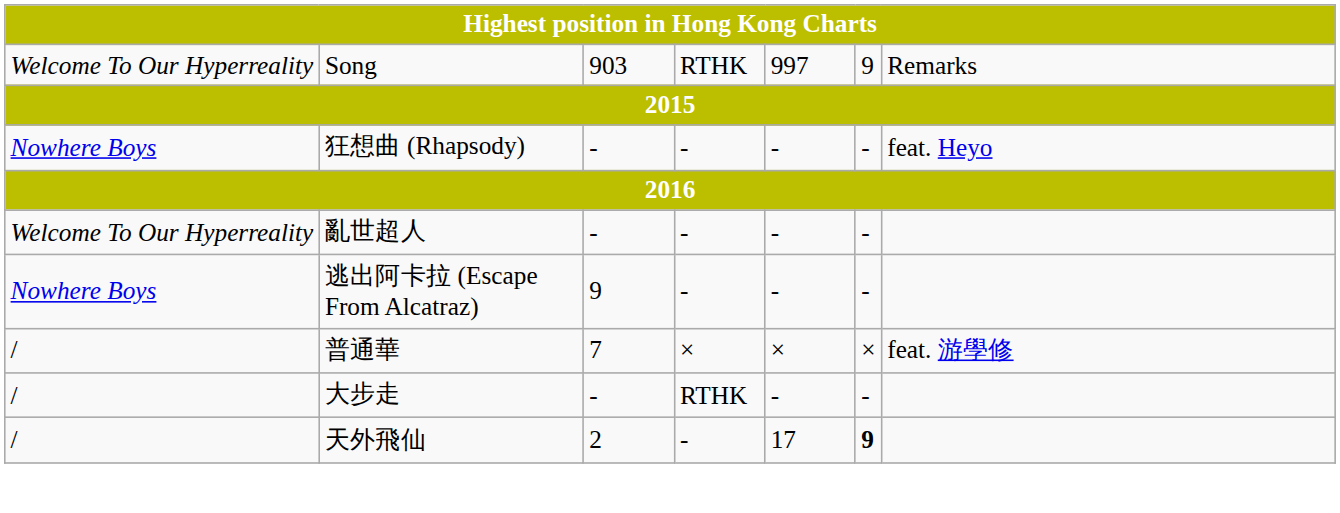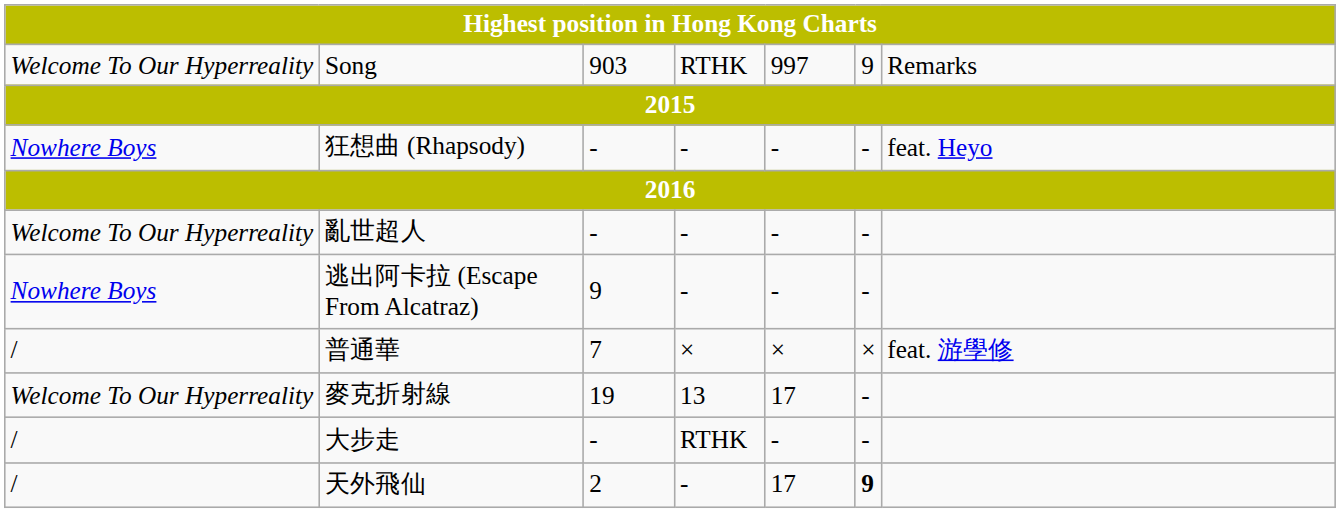+ row: (388, 394)
